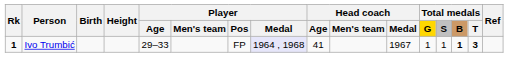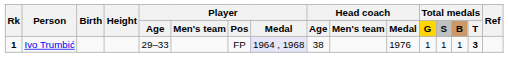(318, 44) 41 -> (318, 44) 38
(400, 44) 1967 -> (400, 44) 1976
(460, 44) bold -> (460, 44) normal
